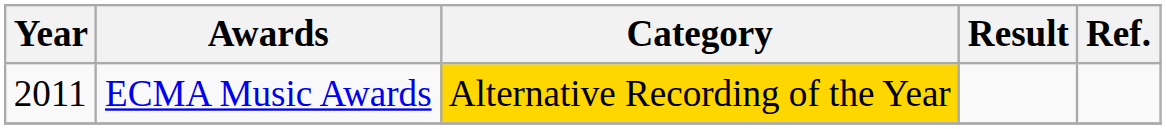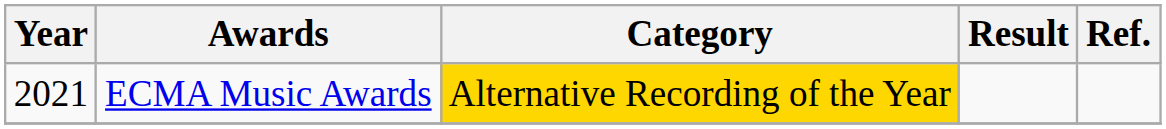(50, 92) 2011 -> (51, 92) 2021
